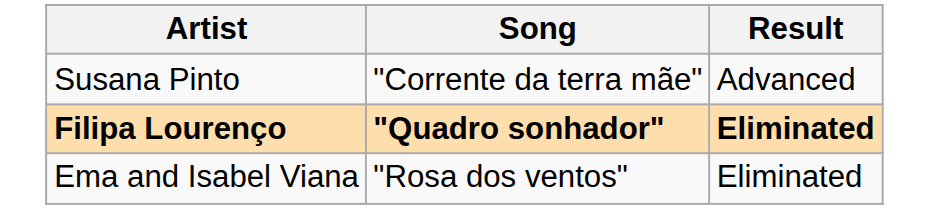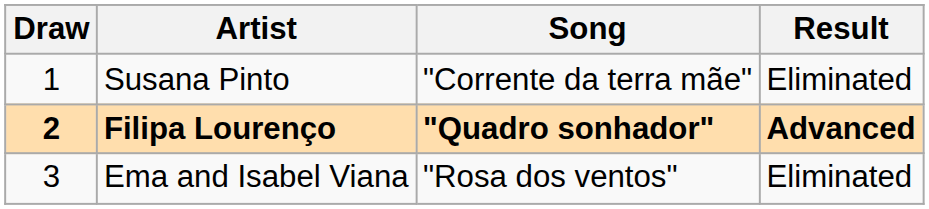+ column: (51, 29)
(786, 78) Advanced -> (839, 78) Eliminated
(796, 128) Eliminated -> (841, 128) Advanced
